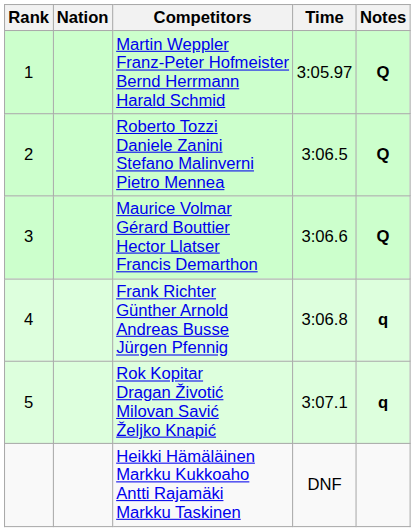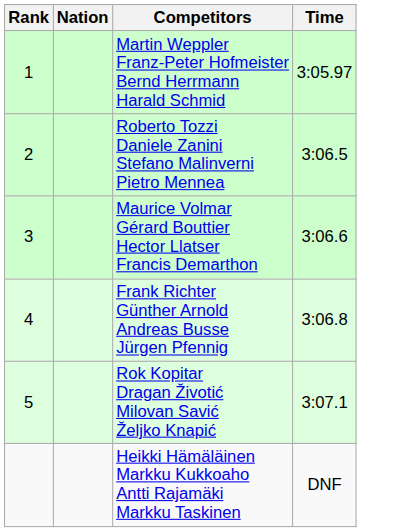- column: (383, 17)
